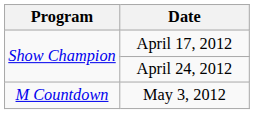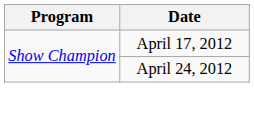- row: (184, 95)
